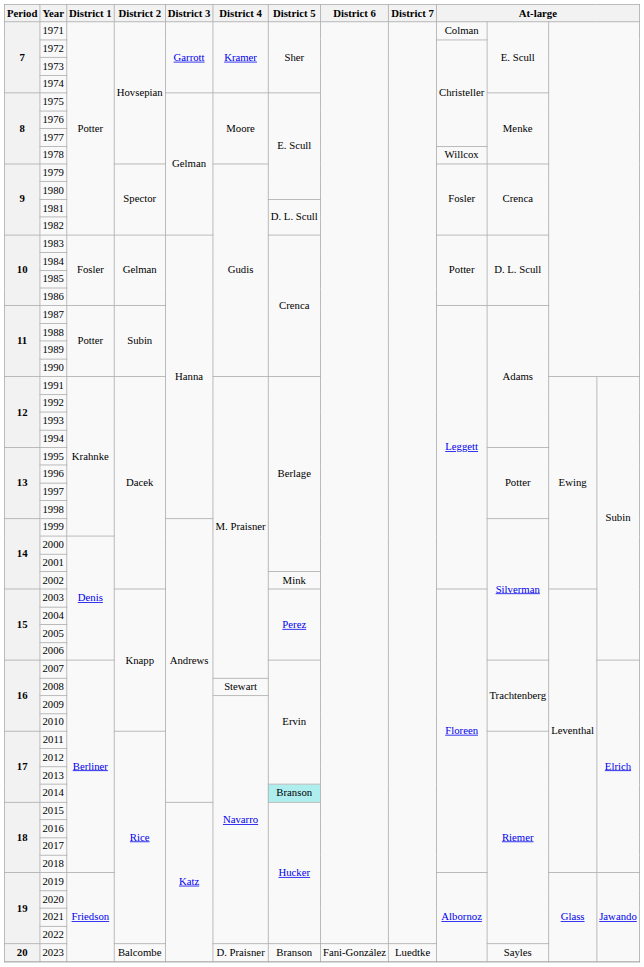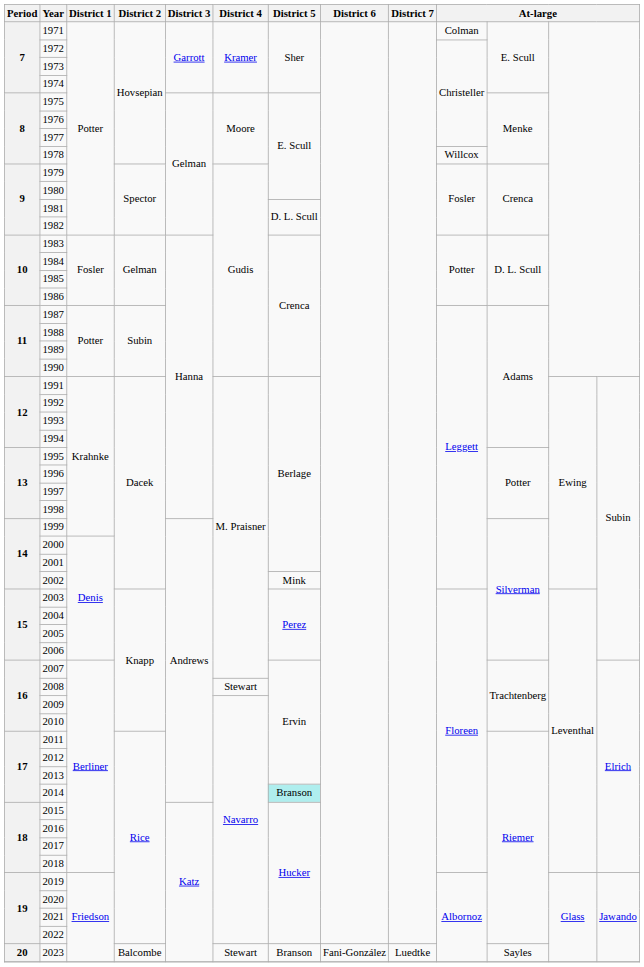(241, 952) D. Praisner -> (241, 952) Stewart
